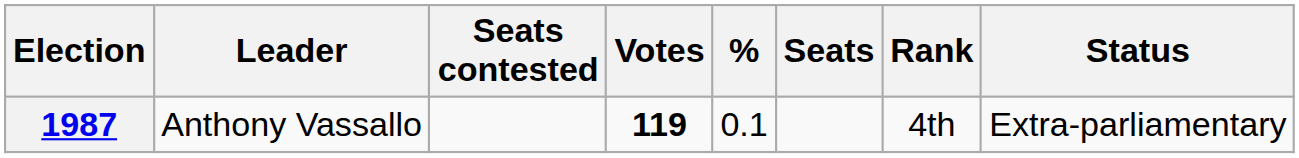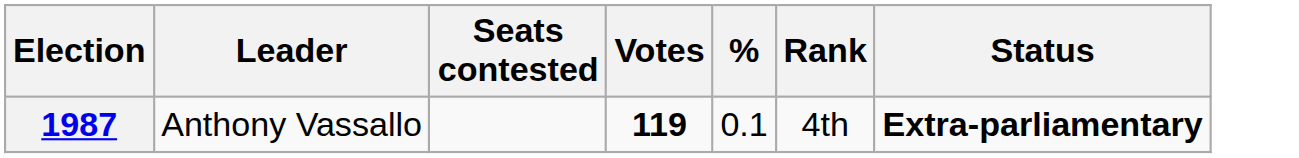- column: (829, 50)
(1138, 123) normal -> (1043, 123) bold
